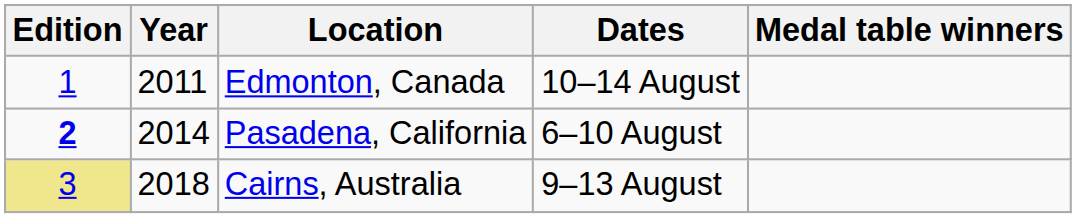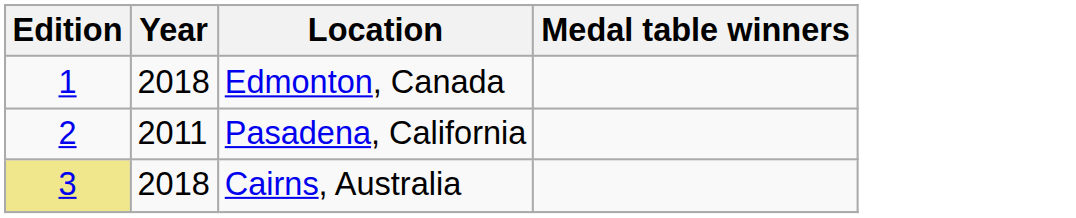- column: (641, 30)
(172, 81) 2011 -> (174, 81) 2018
(68, 133) bold -> (68, 133) normal
(174, 133) 2014 -> (172, 133) 2011
